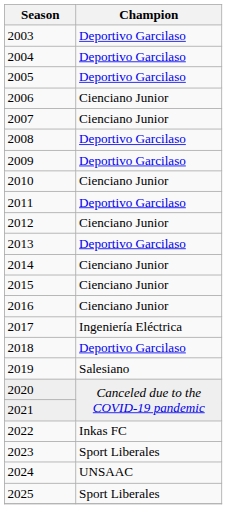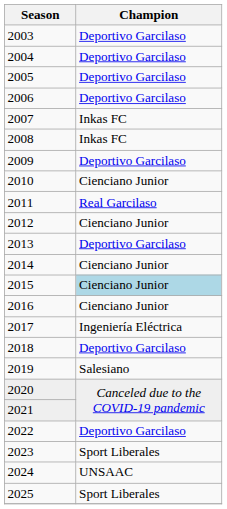(124, 98) Cienciano Junior -> (132, 98) Deportivo Garcilaso
(124, 118) Cienciano Junior -> (103, 118) Inkas FC
(132, 139) Deportivo Garcilaso -> (103, 139) Inkas FC
(132, 202) Deportivo Garcilaso -> (118, 202) Real Garcilaso
(124, 285) no background -> (124, 285) lightblue background
(103, 431) Inkas FC -> (132, 431) Deportivo Garcilaso
